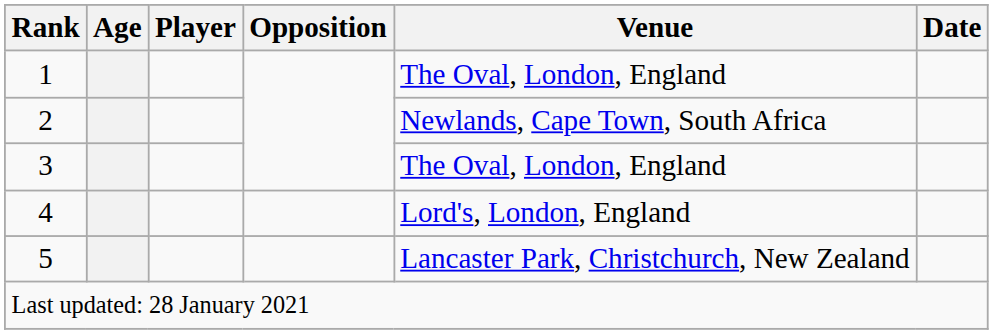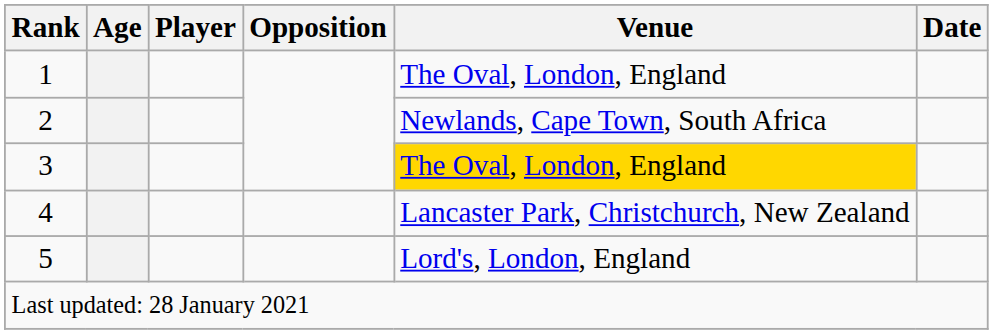(563, 166) no background -> (563, 166) gold background
(545, 212) Lord's, London, England -> (655, 212) Lancaster Park, Christchurch, New Zealand
(655, 258) Lancaster Park, Christchurch, New Zealand -> (545, 258) Lord's, London, England
